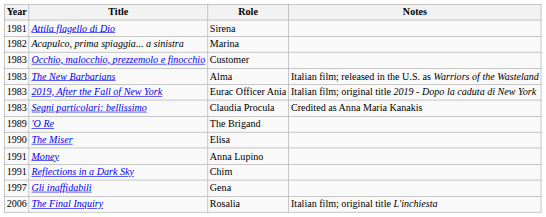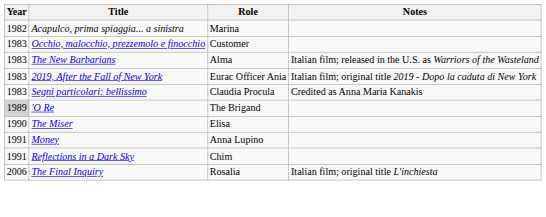- row: (73, 28)
(17, 124) no background -> (17, 108) lightgrey background
- row: (62, 188)
